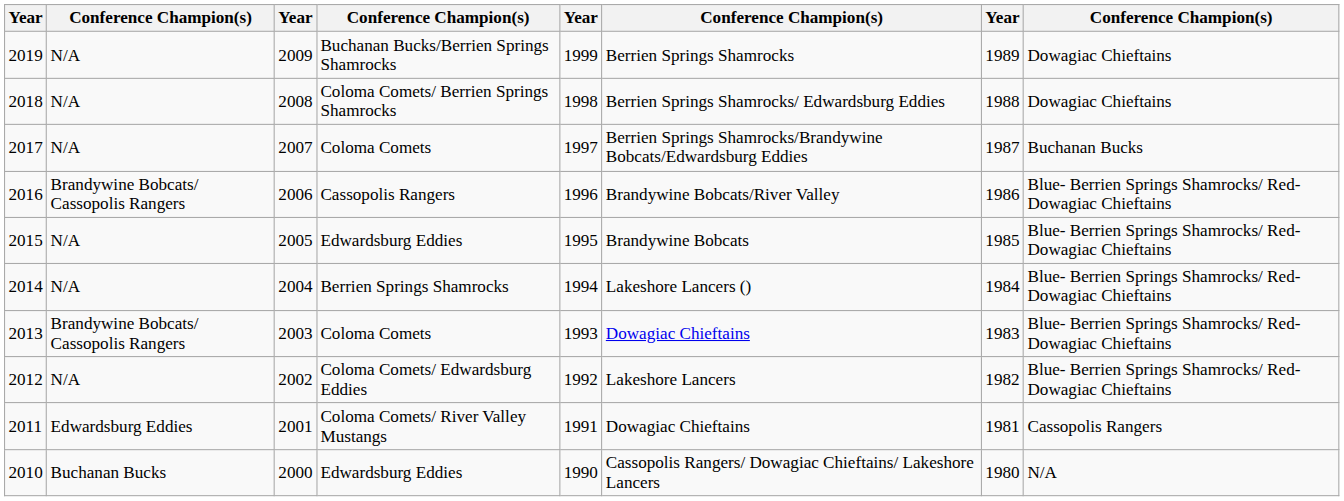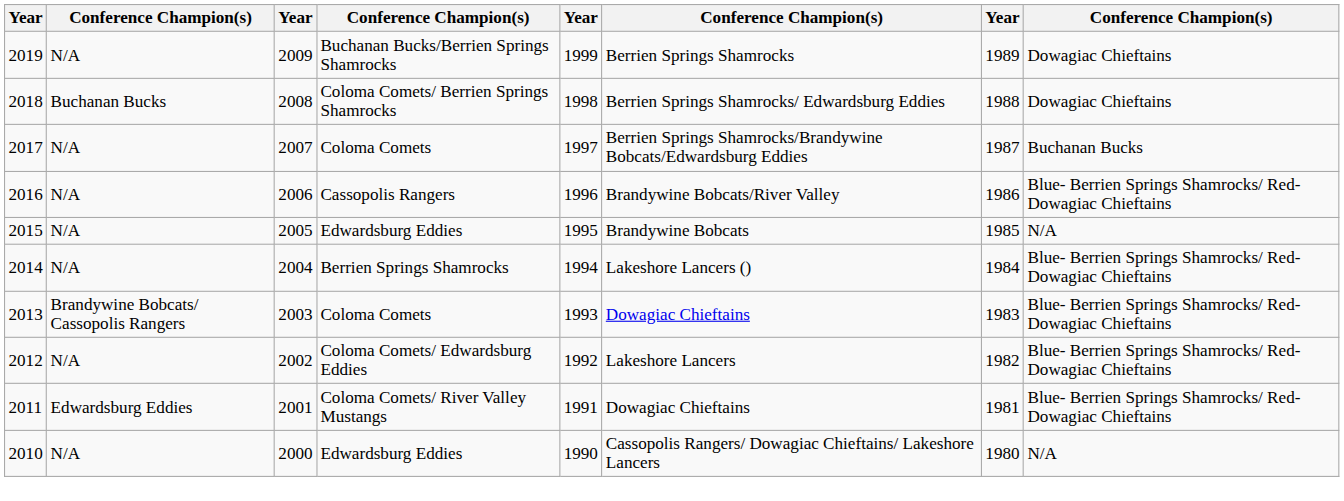(65, 101) N/A -> (108, 101) Buchanan Bucks
(125, 194) Brandywine Bobcats/ Cassopolis Rangers -> (65, 194) N/A
(1164, 240) Blue- Berrien Springs Shamrocks/ Red- Dowagiac Chieftains -> (1042, 230) N/A
(1095, 426) Cassopolis Rangers -> (1164, 406) Blue- Berrien Springs Shamrocks/ Red- Dowagiac Chieftains
(108, 472) Buchanan Bucks -> (65, 453) N/A
